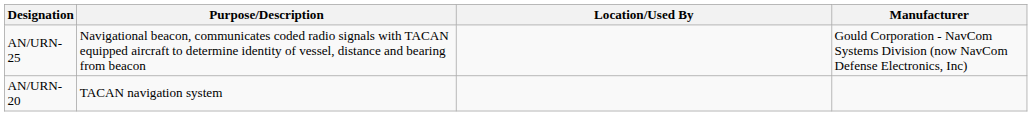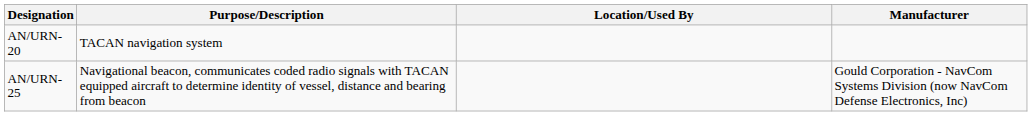rows swapped: (35, 93) <-> (35, 50)
